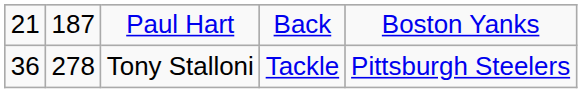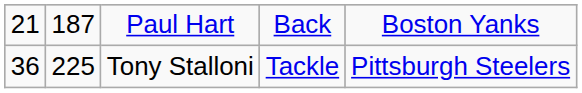(73, 66) 278 -> (73, 66) 225
